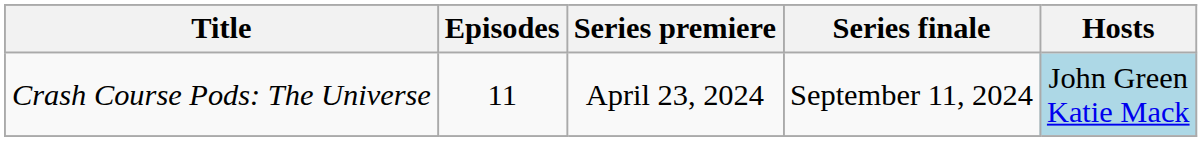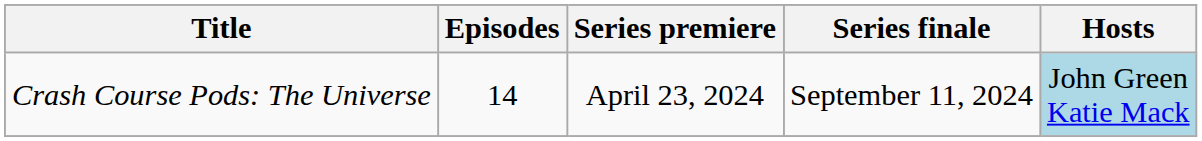(502, 93) 11 -> (502, 93) 14
